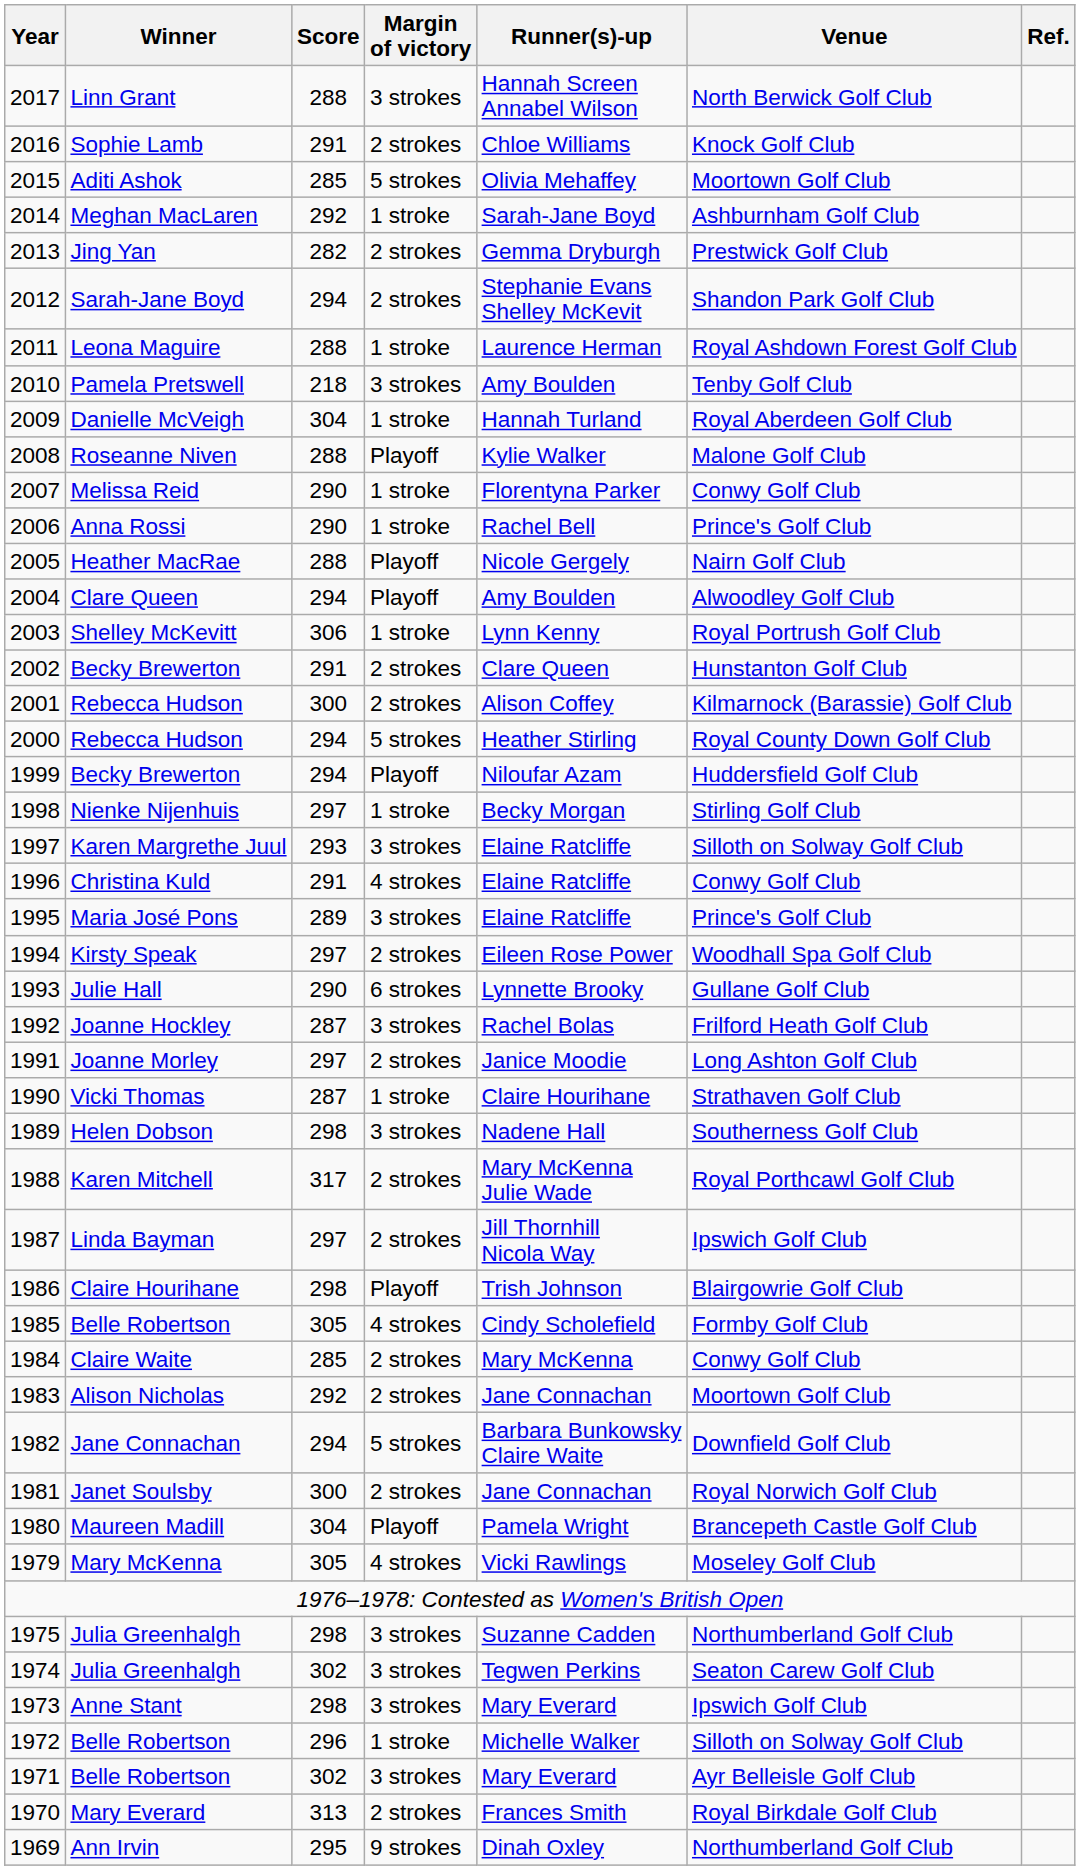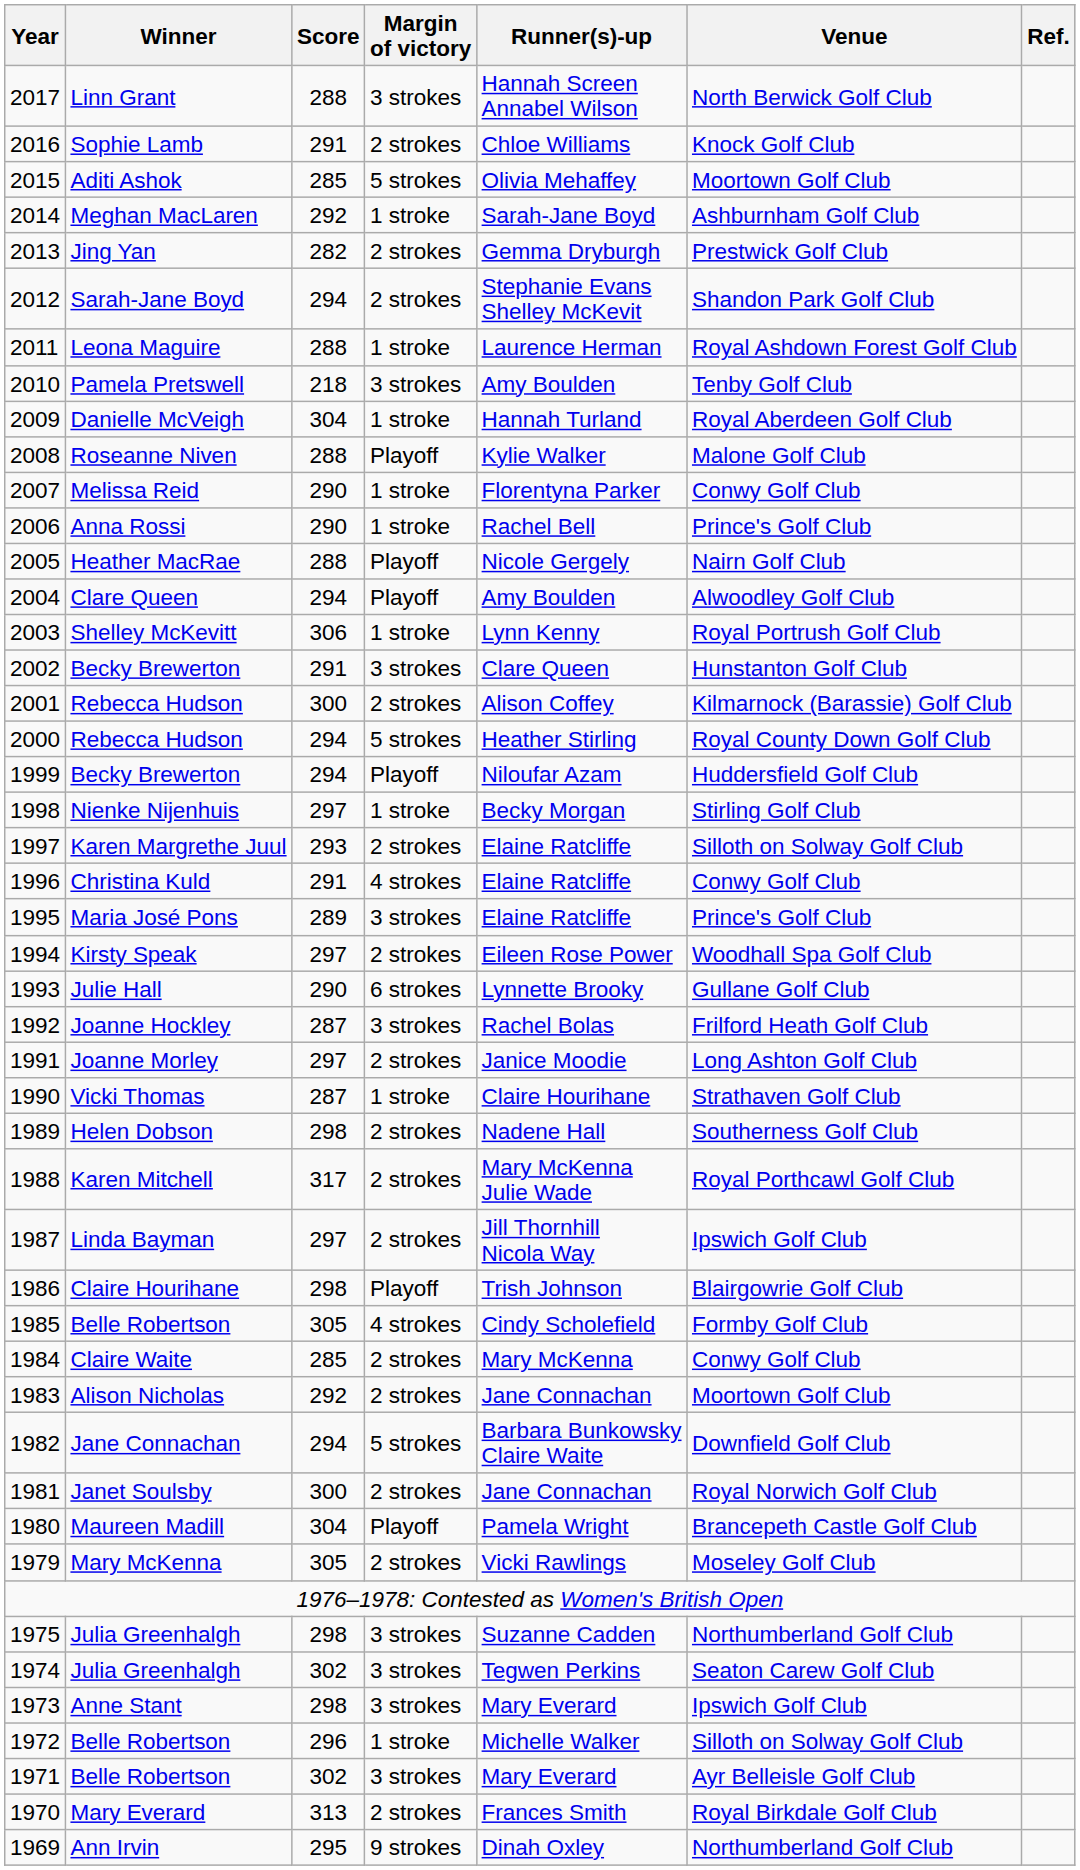(416, 668) 2 strokes -> (416, 668) 3 strokes
(416, 846) 3 strokes -> (416, 846) 2 strokes
(416, 1131) 3 strokes -> (416, 1131) 2 strokes
(416, 1563) 4 strokes -> (416, 1563) 2 strokes
